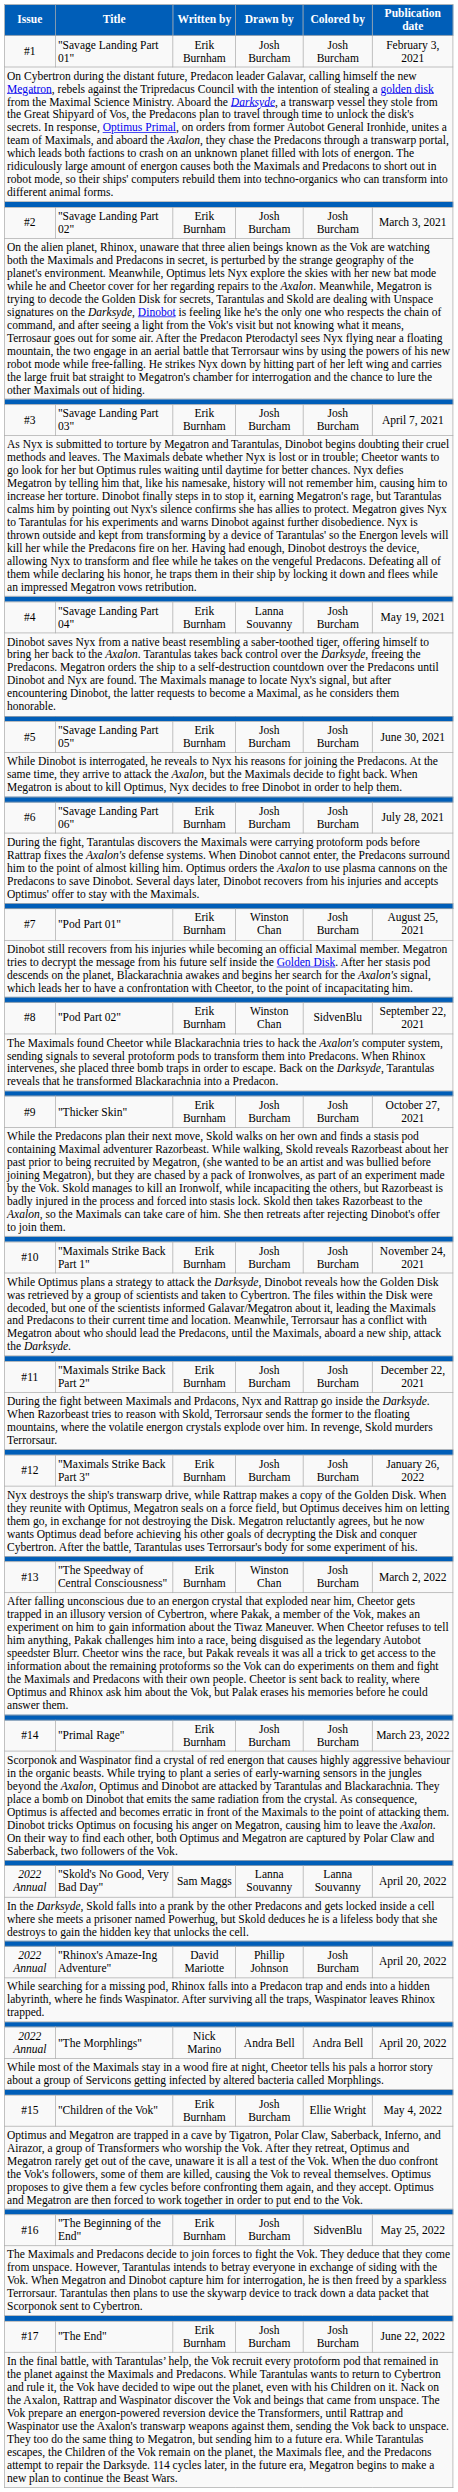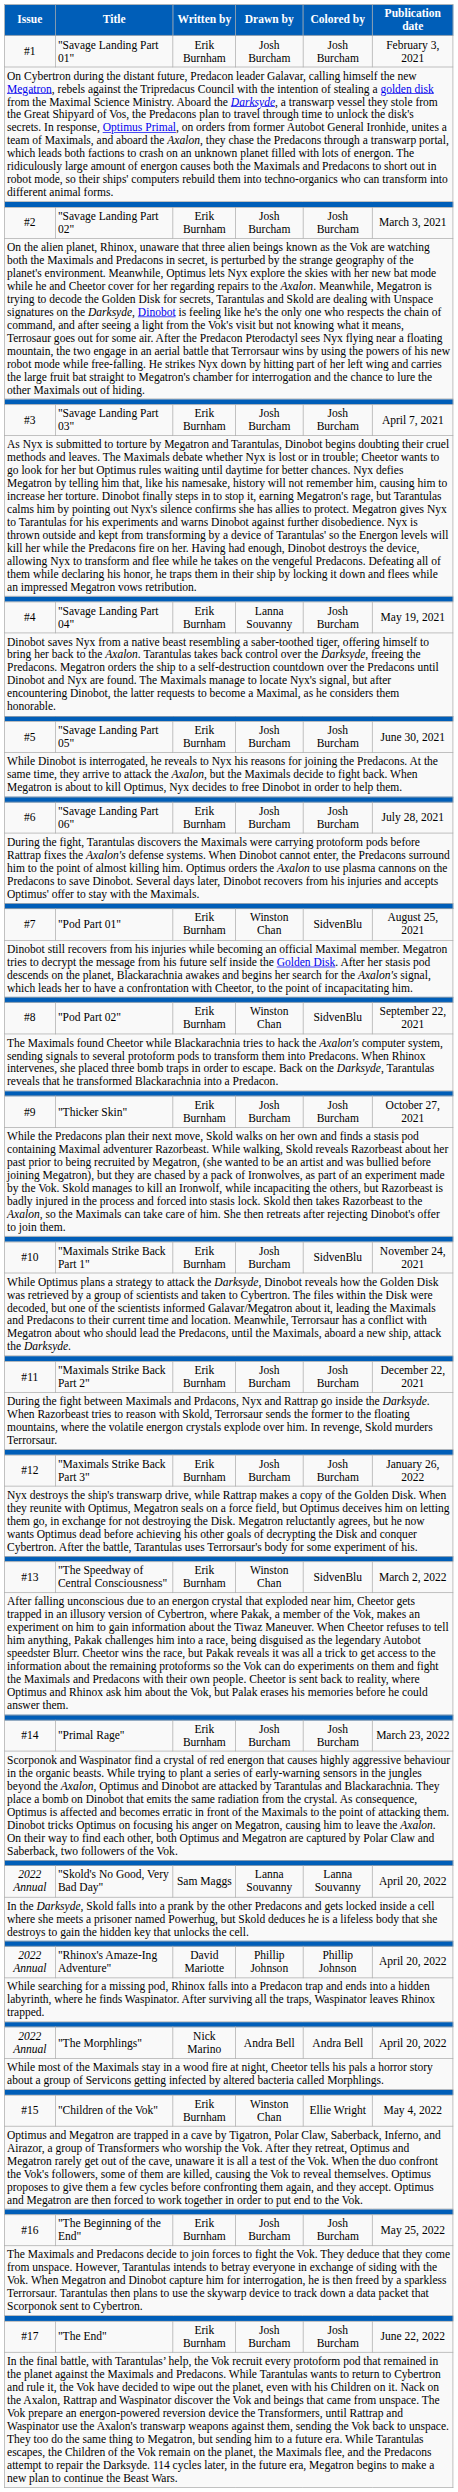(338, 924) Josh Burcham -> (338, 924) SidvenBlu
(338, 1257) Josh Burcham -> (338, 1257) SidvenBlu
(338, 1577) Josh Burcham -> (338, 1577) SidvenBlu
(338, 1962) Josh Burcham -> (338, 1962) Phillip Johnson
(269, 2110) Josh Burcham -> (269, 2110) Winston Chan
(338, 2230) SidvenBlu -> (338, 2230) Josh Burcham
